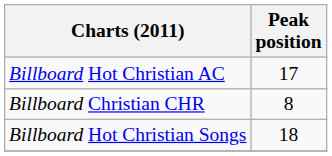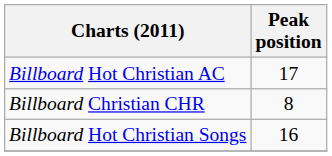(289, 134) 18 -> (289, 134) 16
